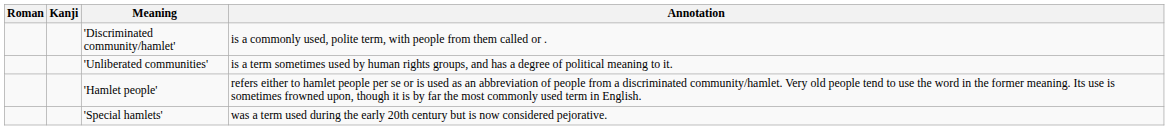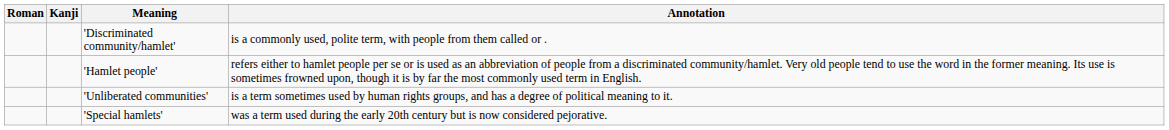rows swapped: (121, 90) <-> (146, 64)
